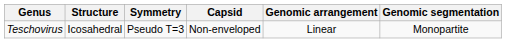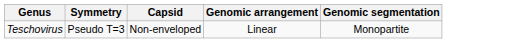- column: (95, 12)
